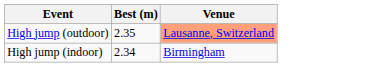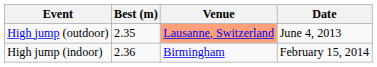+ column: (324, 14)
(125, 52) 2.34 -> (125, 52) 2.36
